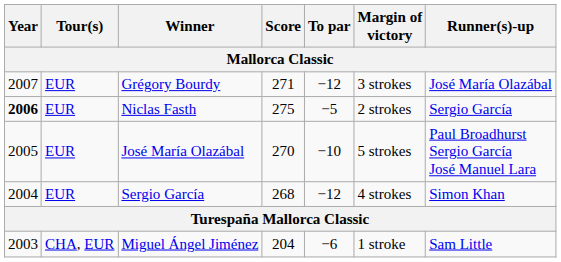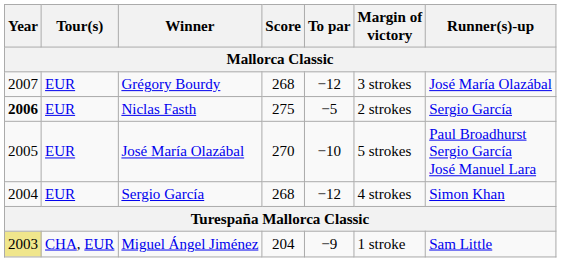(283, 84) 271 -> (283, 84) 268
(23, 244) no background -> (23, 244) khaki background
(329, 244) −6 -> (329, 244) −9
